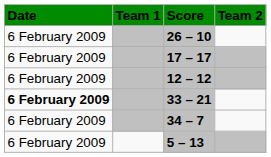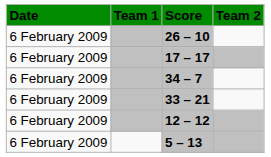rows swapped: (185, 121) <-> (189, 79)
(58, 100) bold -> (58, 100) normal
